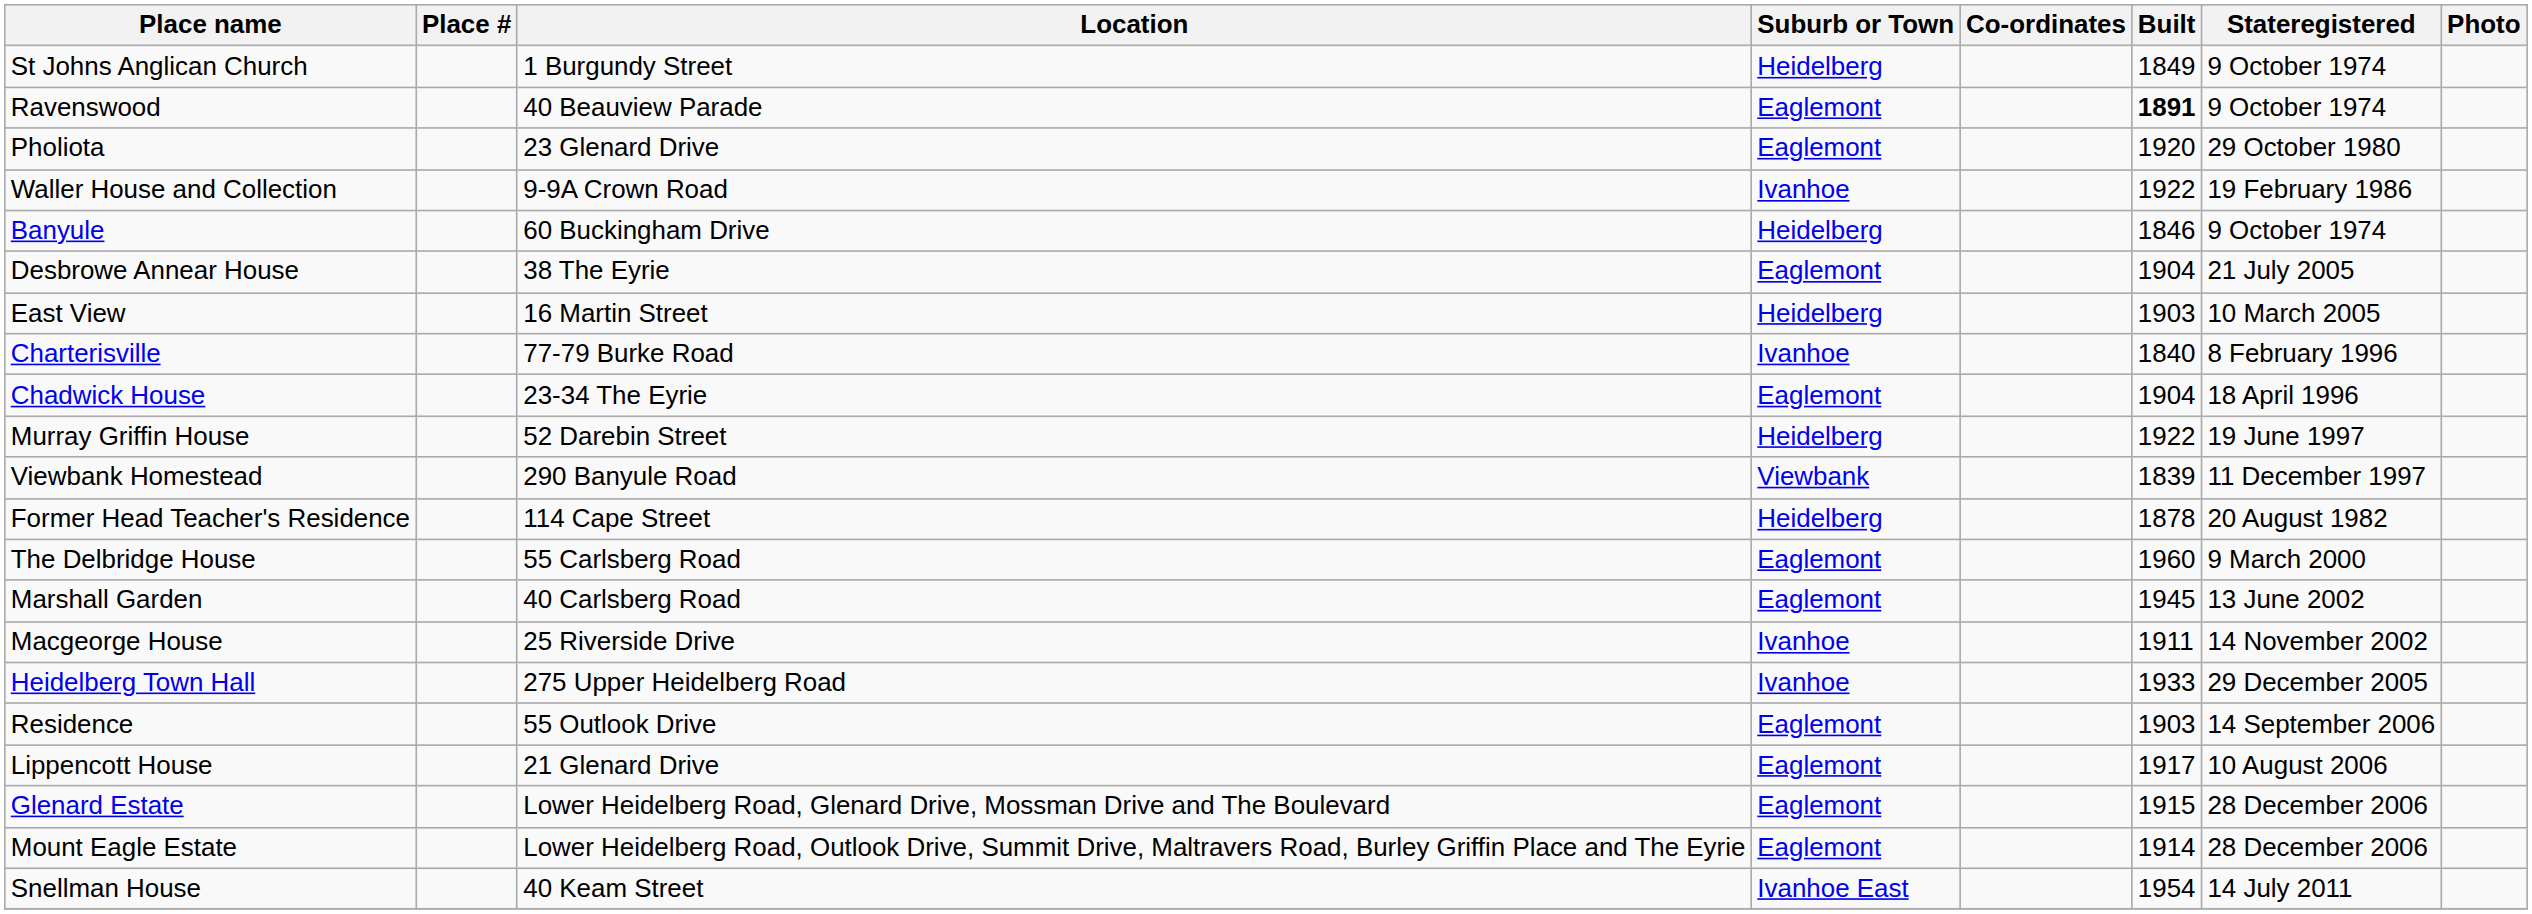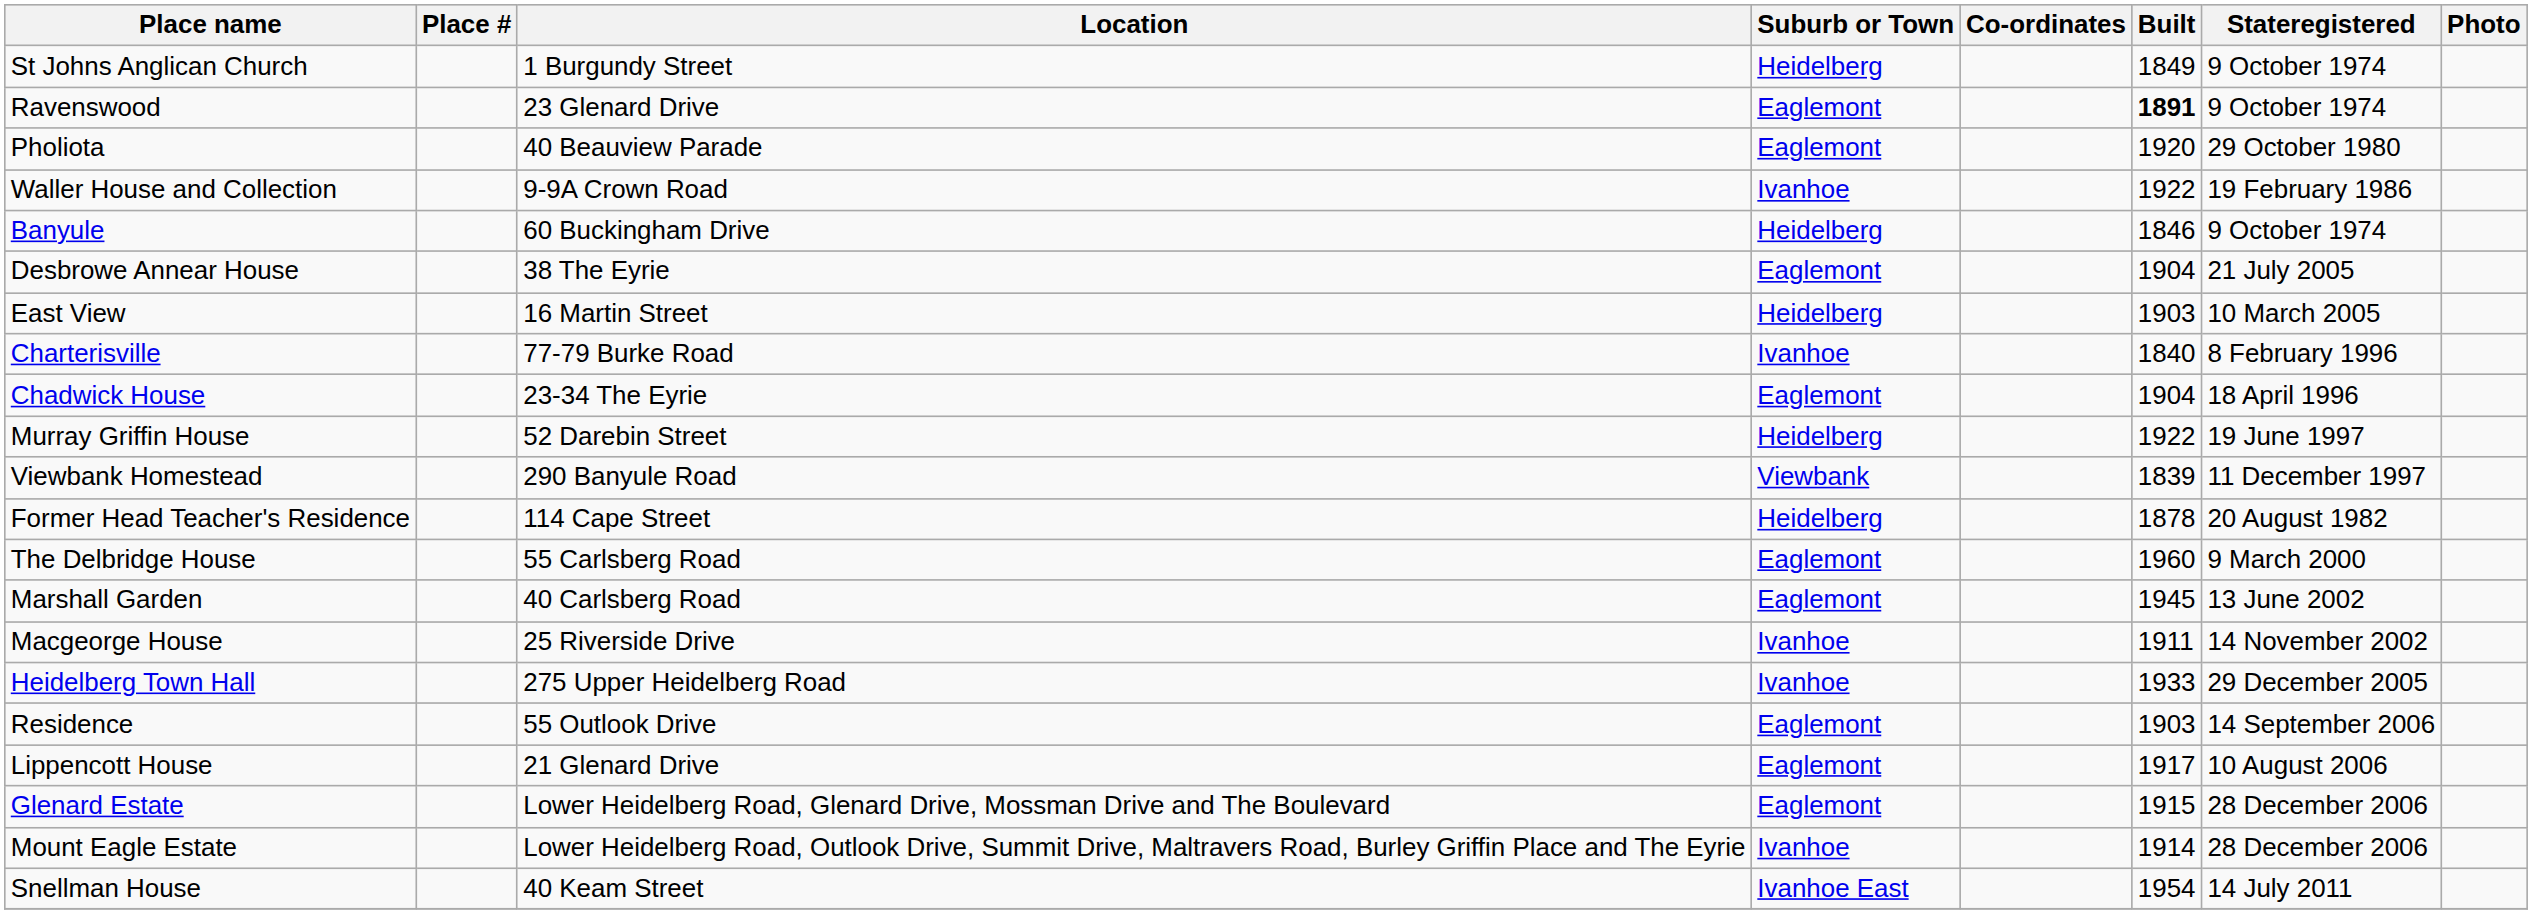(643, 107) 40 Beauview Parade -> (621, 107) 23 Glenard Drive
(621, 148) 23 Glenard Drive -> (643, 148) 40 Beauview Parade
(1819, 847) Eaglemont -> (1803, 847) Ivanhoe
